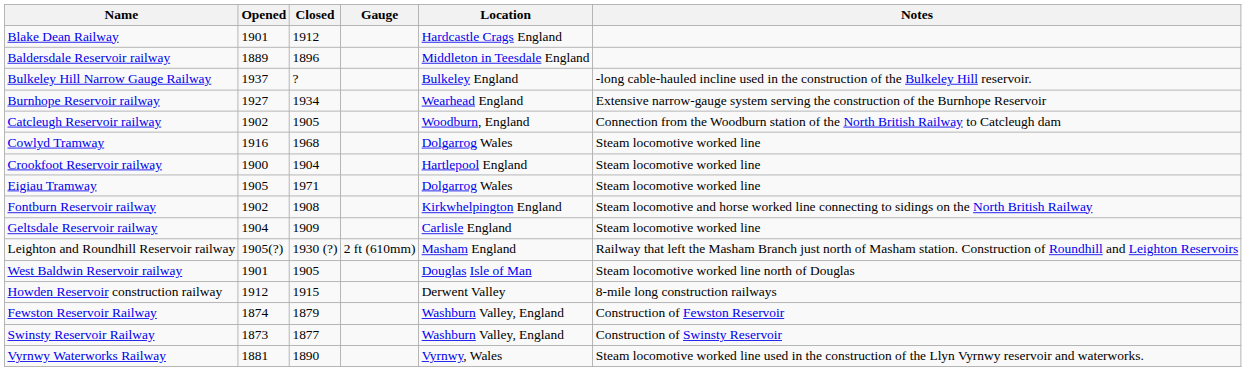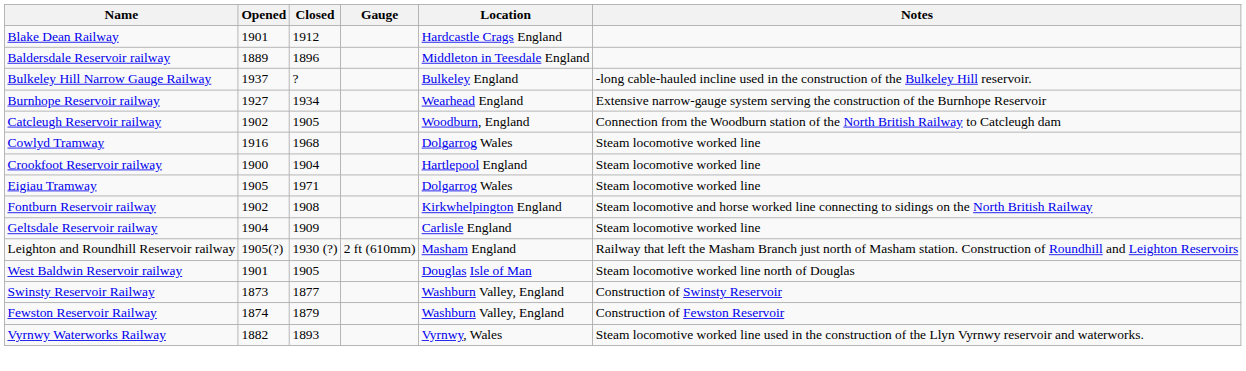- row: (115, 292)
rows swapped: (82, 313) <-> (81, 334)
(255, 356) 1881 -> (255, 334) 1882
(306, 356) 1890 -> (306, 334) 1893
